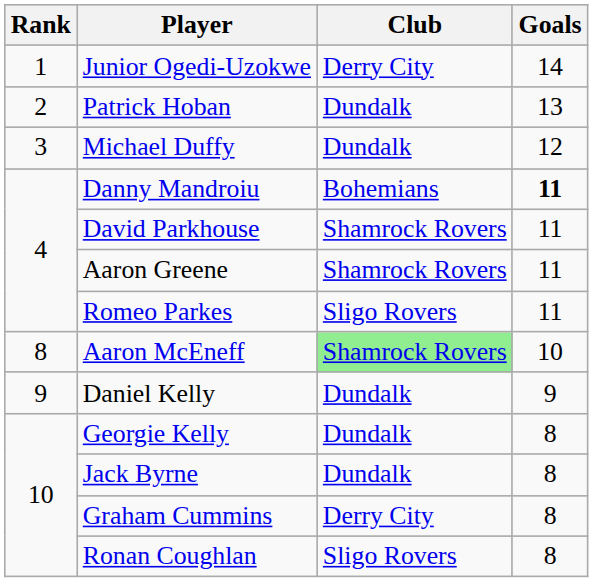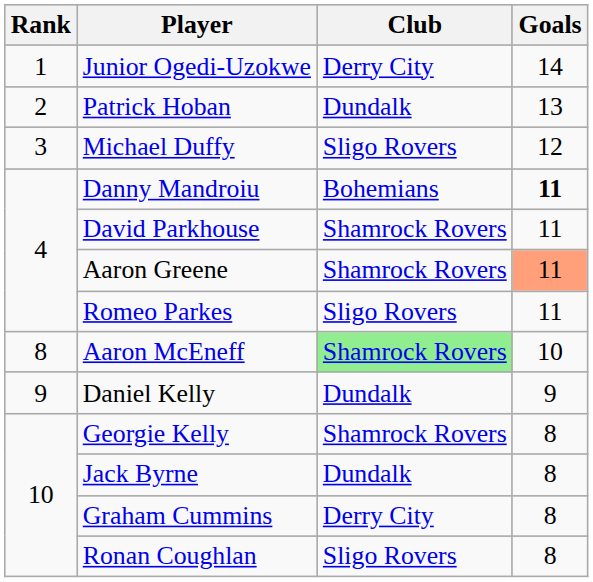(367, 147) Dundalk -> (390, 147) Sligo Rovers
(550, 270) no background -> (550, 270) lightsalmon background
(367, 433) Dundalk -> (415, 433) Shamrock Rovers
